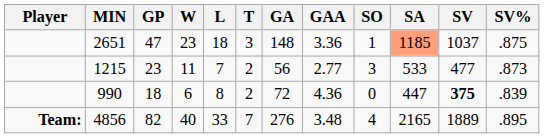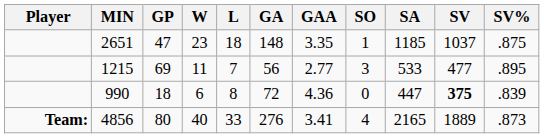- column: (249, 17)
(328, 42) 3.36 -> (319, 42) 3.35
(415, 42) lightsalmon background -> (410, 42) no background
(153, 68) 23 -> (163, 68) 69
(513, 68) .873 -> (512, 68) .895
(153, 119) 82 -> (163, 119) 80
(328, 119) 3.48 -> (319, 119) 3.41
(513, 119) .895 -> (512, 119) .873
